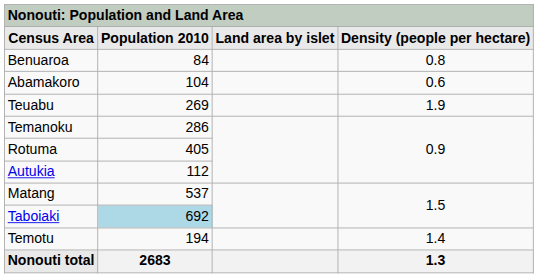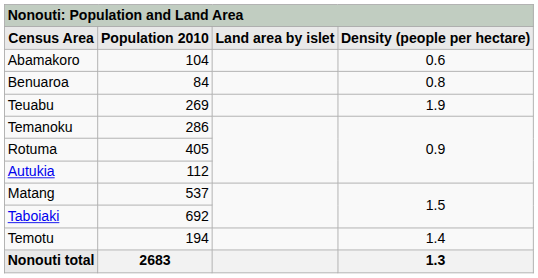rows swapped: (44, 82) <-> (38, 60)
(197, 216) lightblue background -> (197, 216) no background
